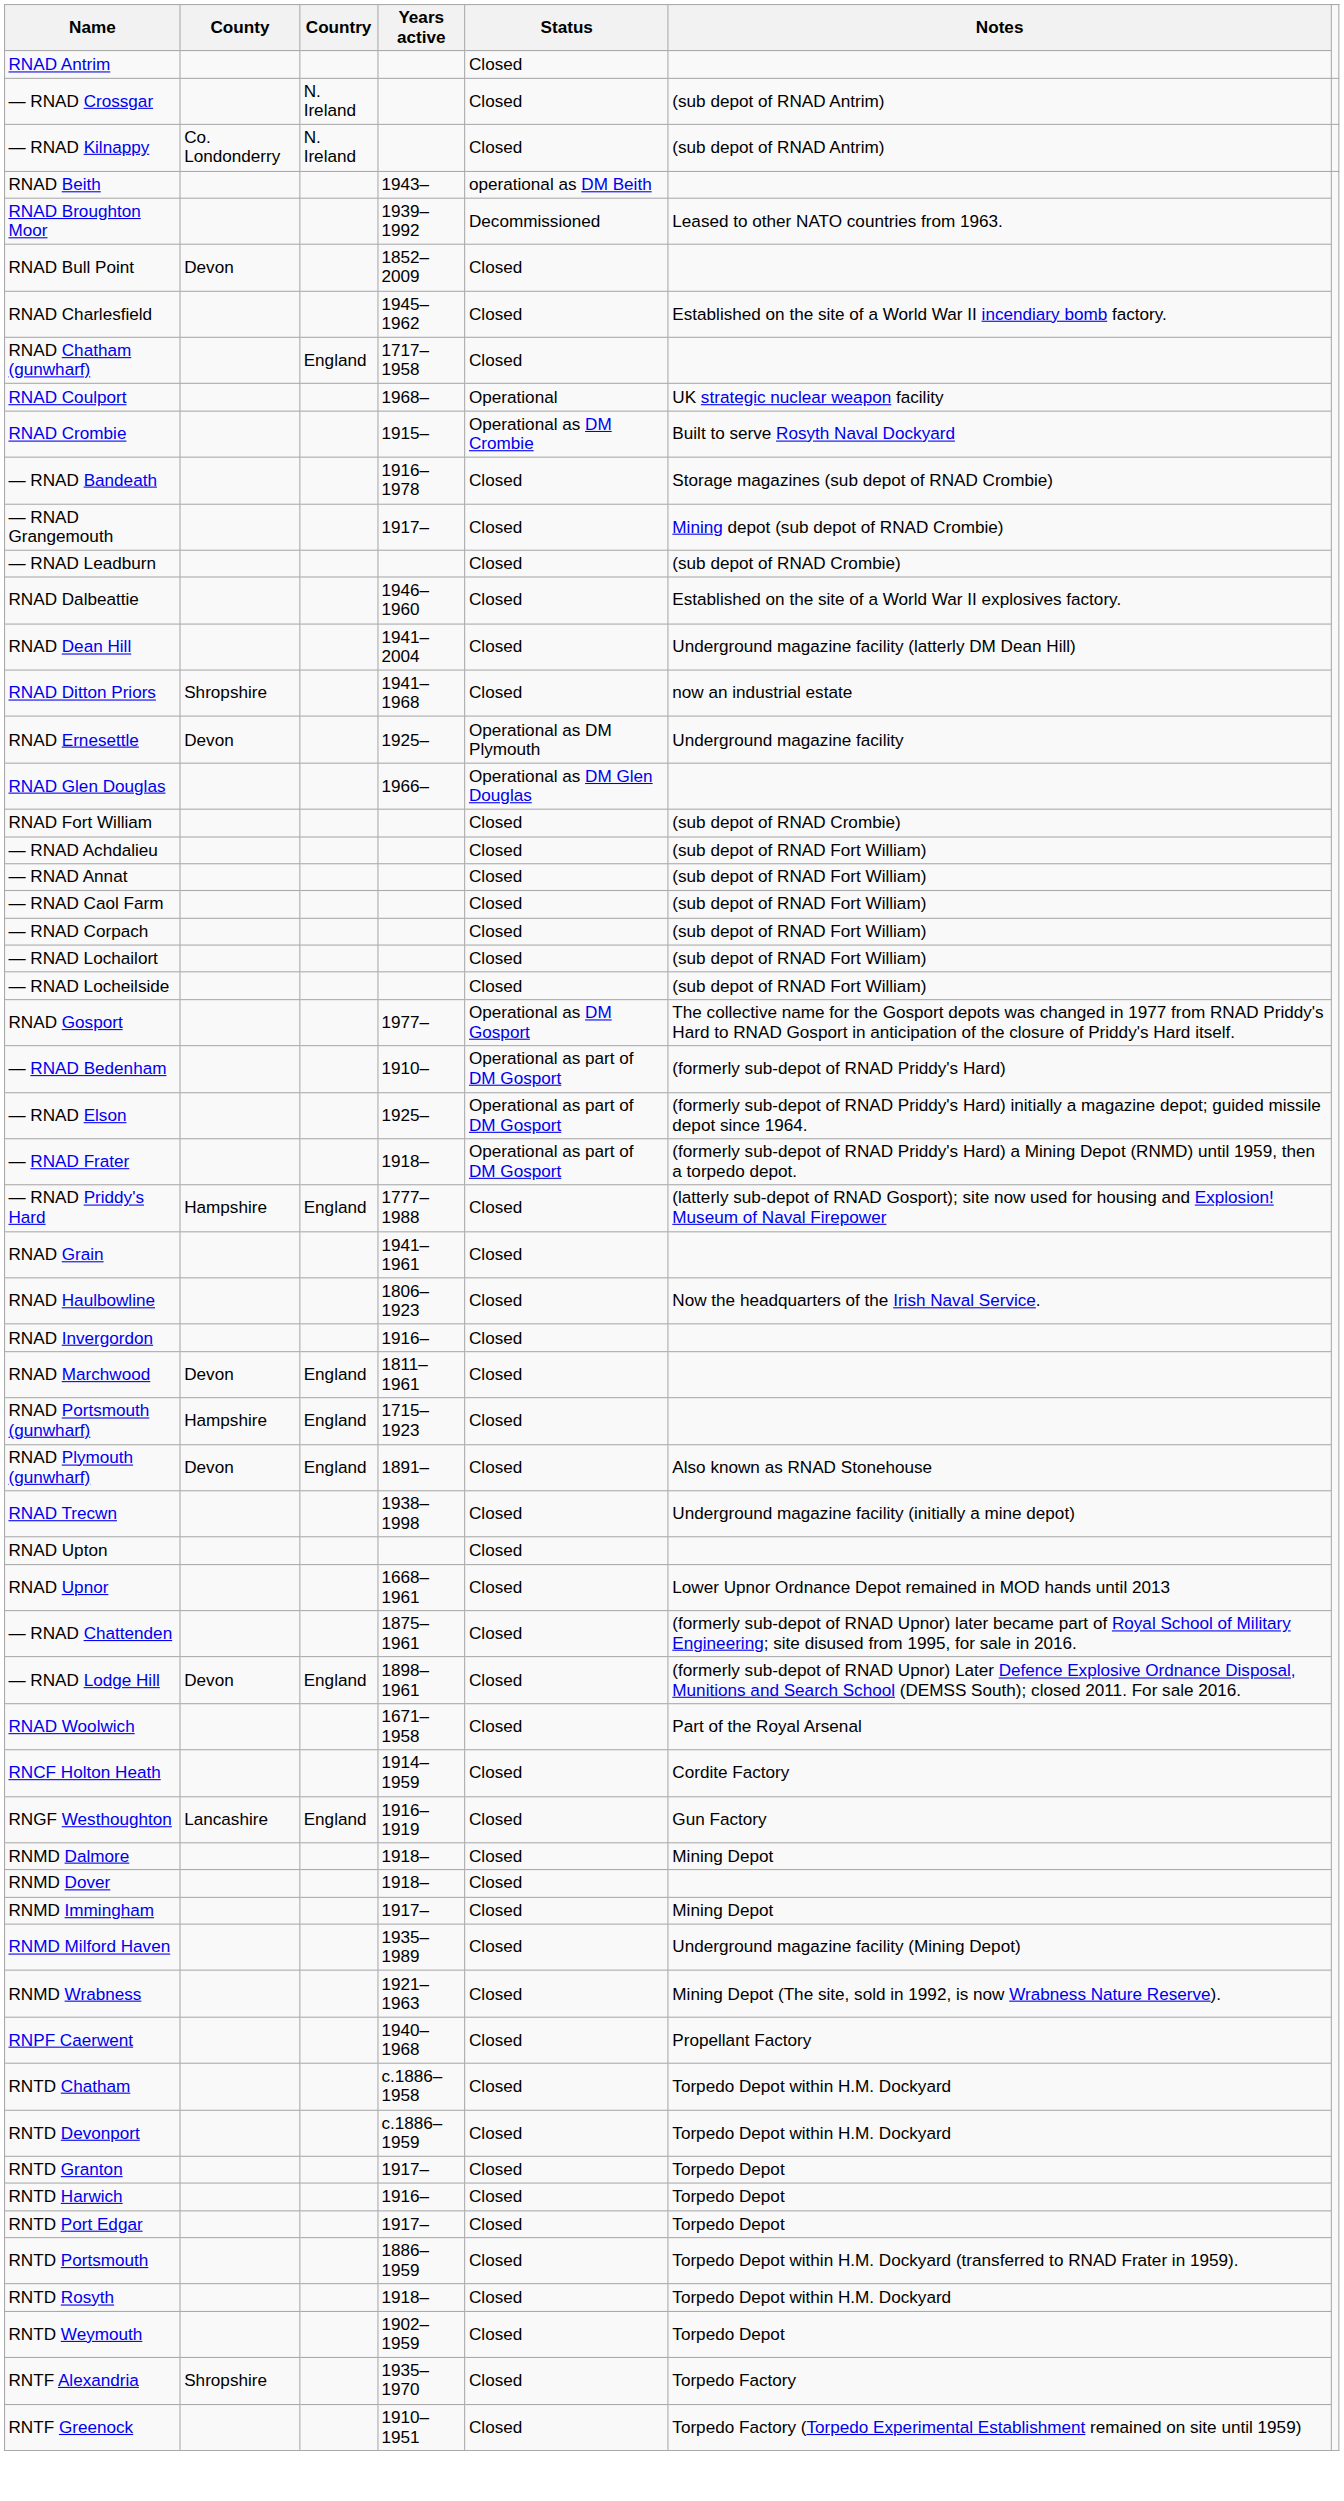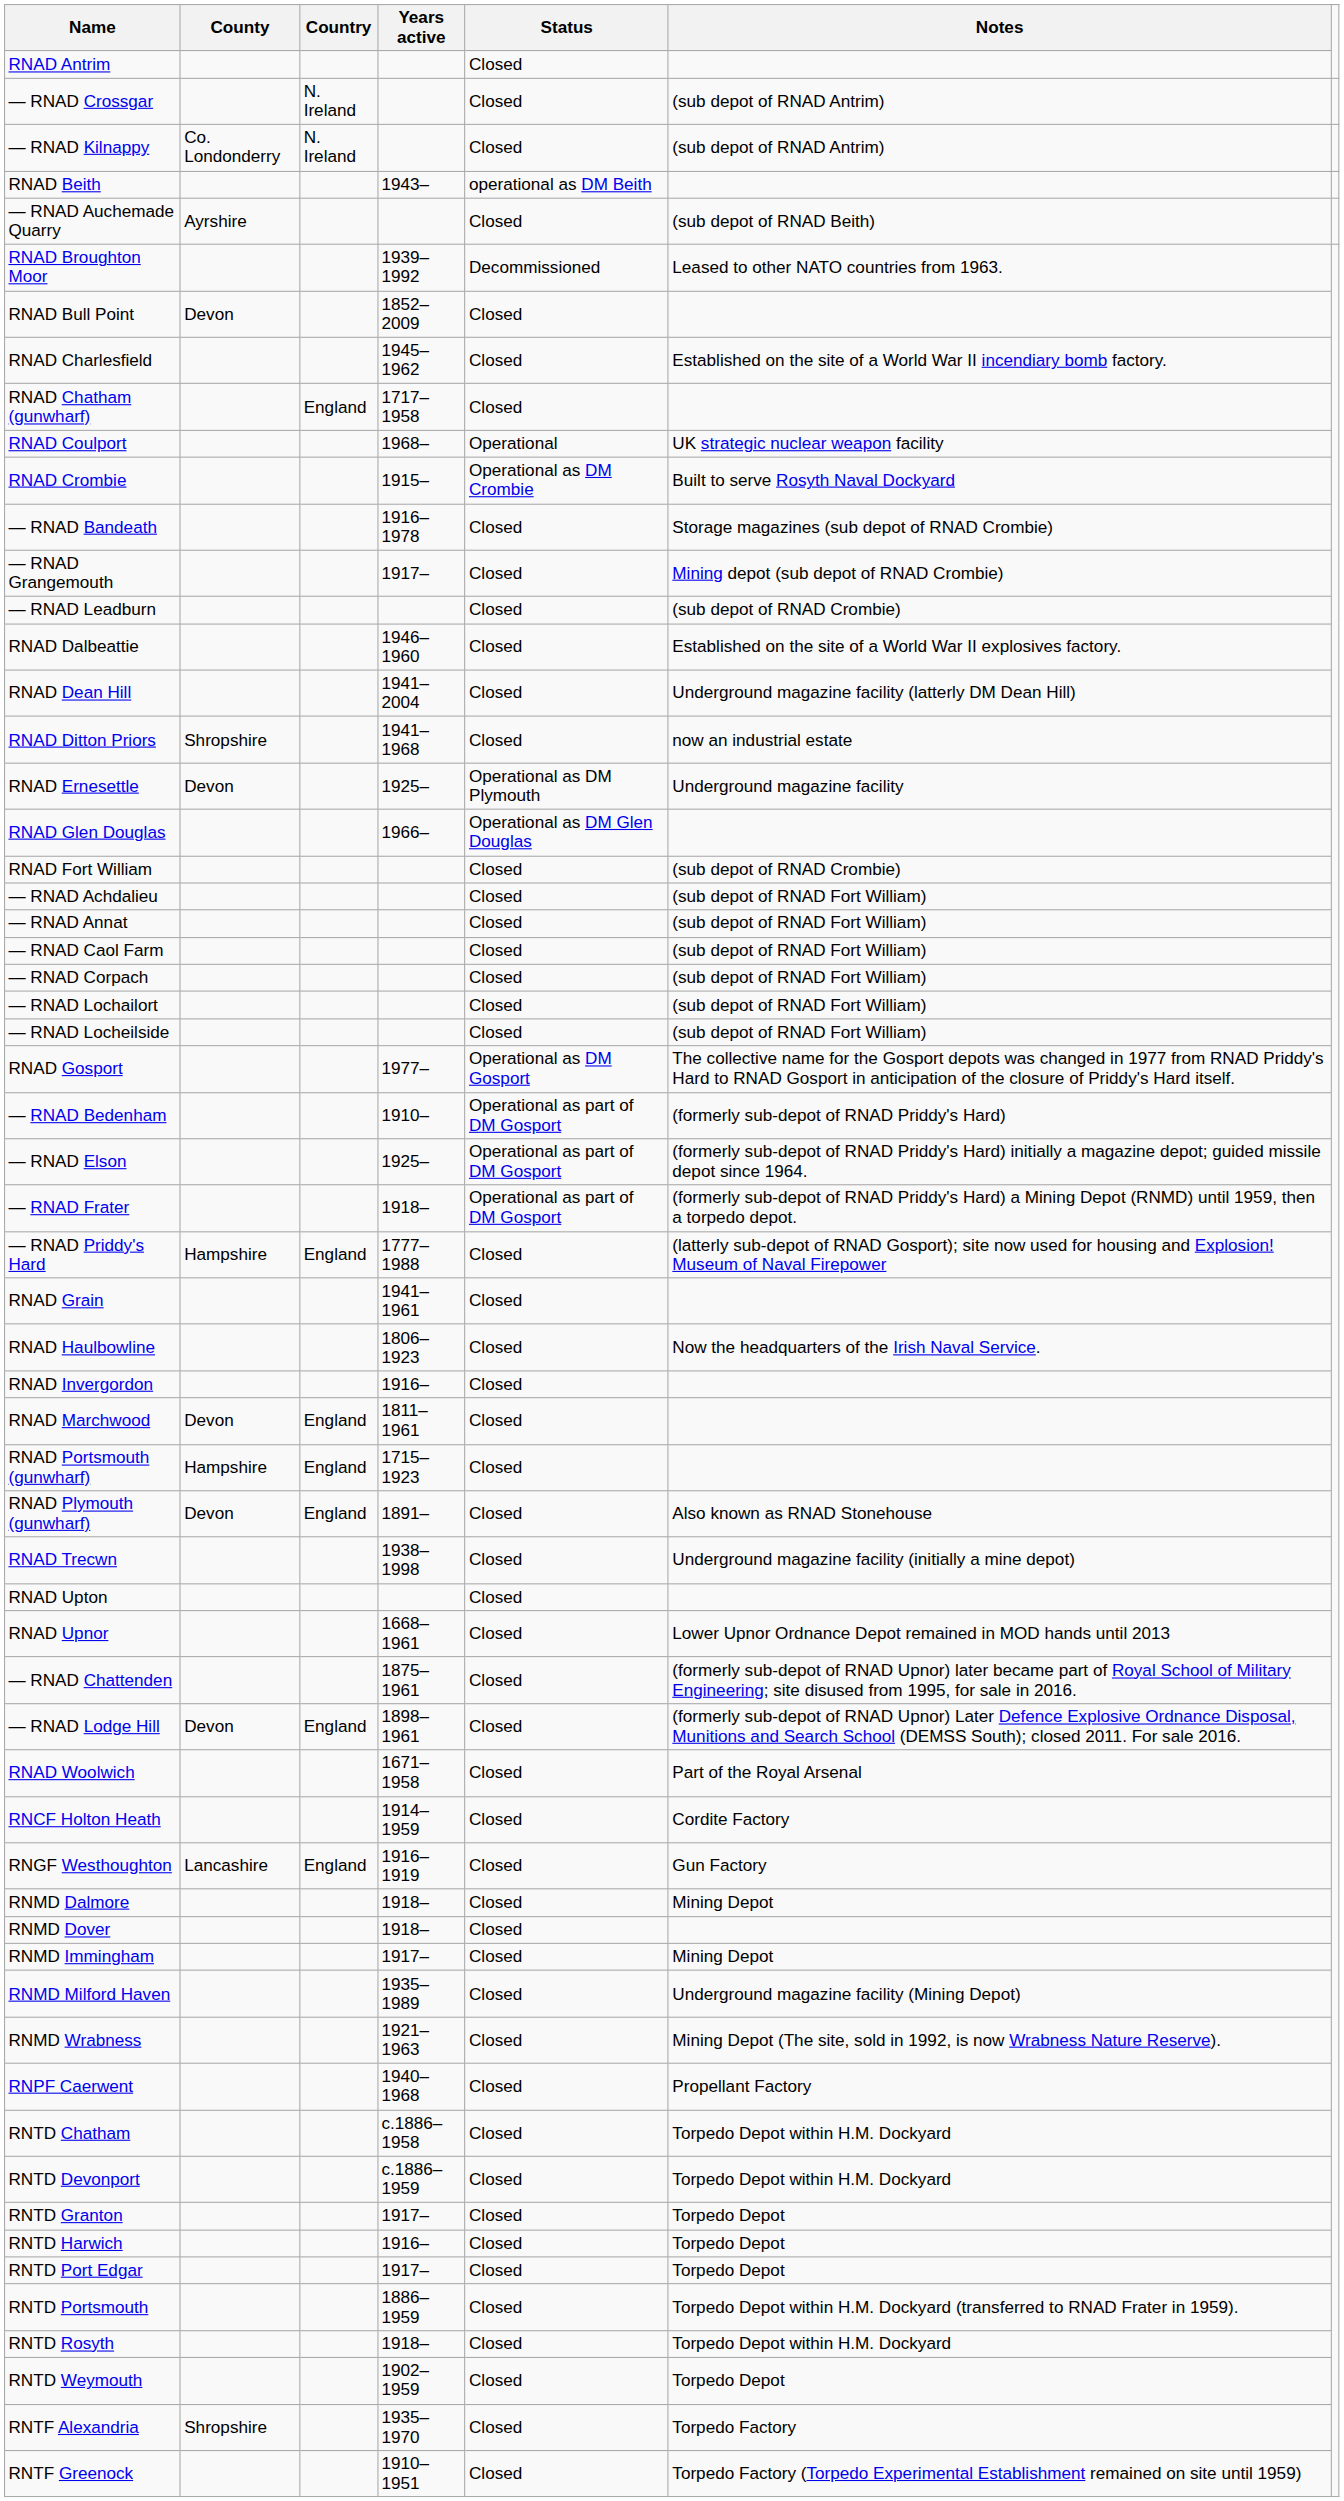+ row: (91, 221)
